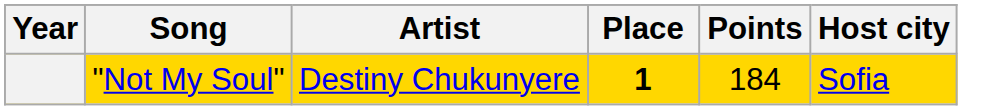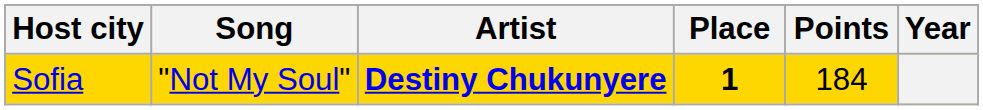columns swapped: (45, 29) <-> (884, 29)
(439, 78) normal -> (516, 78) bold
